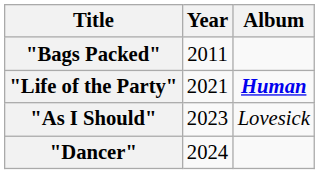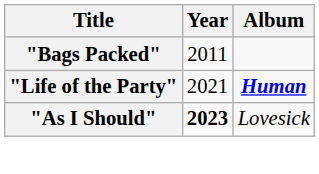(207, 119) normal -> (207, 119) bold
- row: (93, 151)
